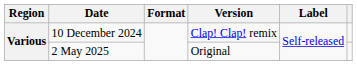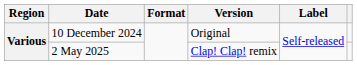(234, 32) Clap! Clap! remix -> (210, 32) Original
(210, 51) Original -> (234, 51) Clap! Clap! remix
